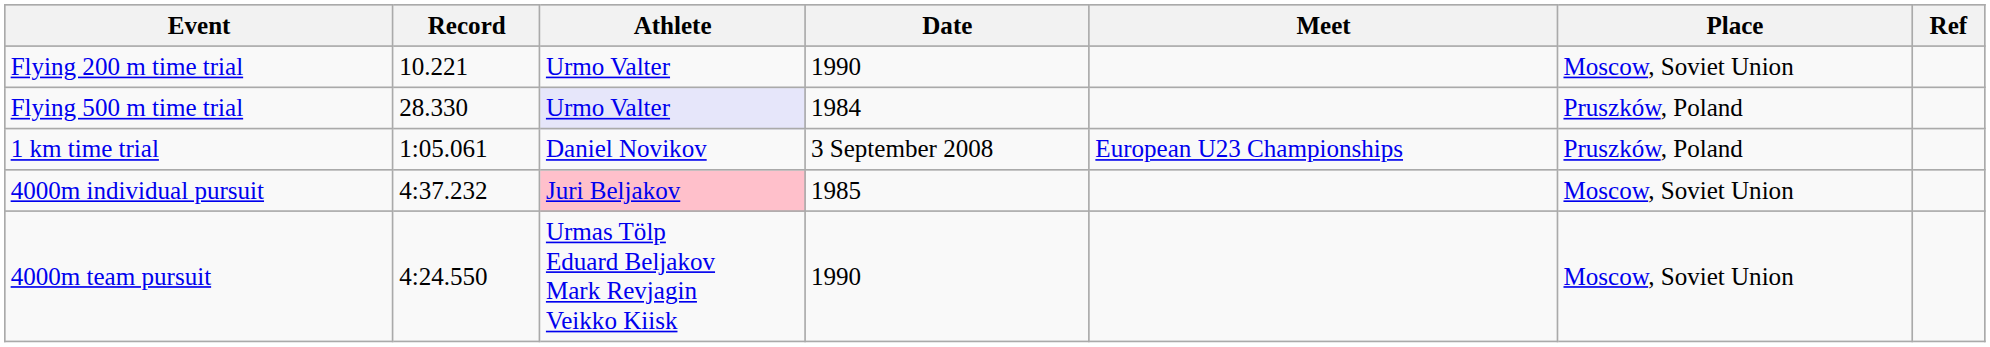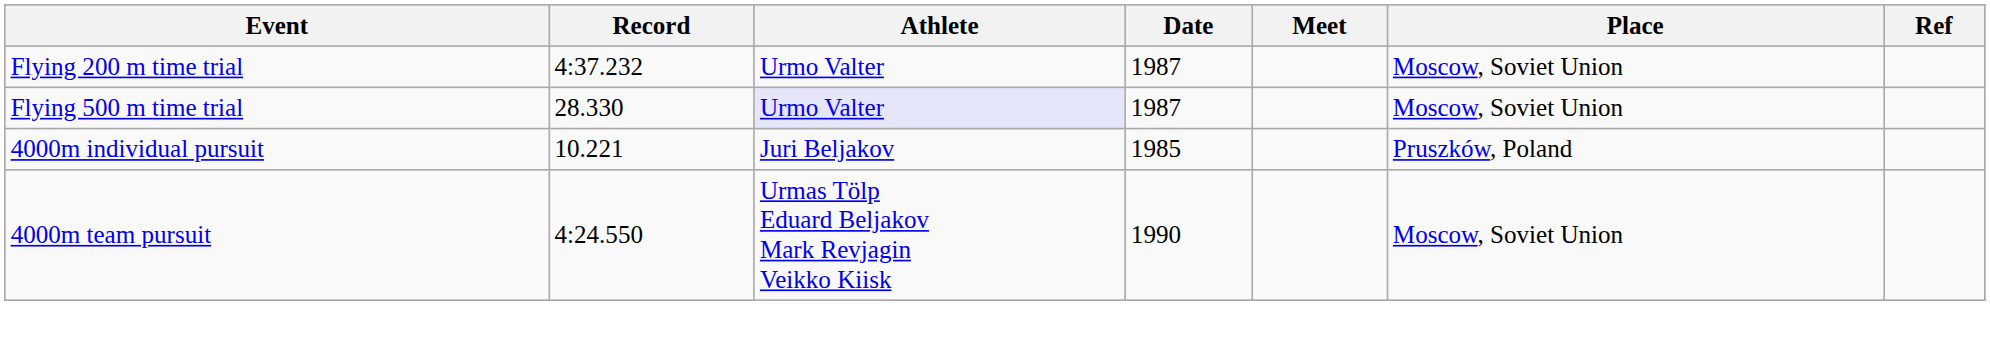(434, 66) 10.221 -> (599, 66) 4:37.232
(836, 66) 1990 -> (1156, 66) 1987
(836, 108) 1984 -> (1156, 108) 1987
(1653, 108) Pruszków, Poland -> (1508, 108) Moscow, Soviet Union
- row: (85, 149)
(443, 190) 4:37.232 -> (589, 149) 10.221
(613, 190) pink background -> (827, 149) no background
(1679, 190) Moscow, Soviet Union -> (1483, 149) Pruszków, Poland
